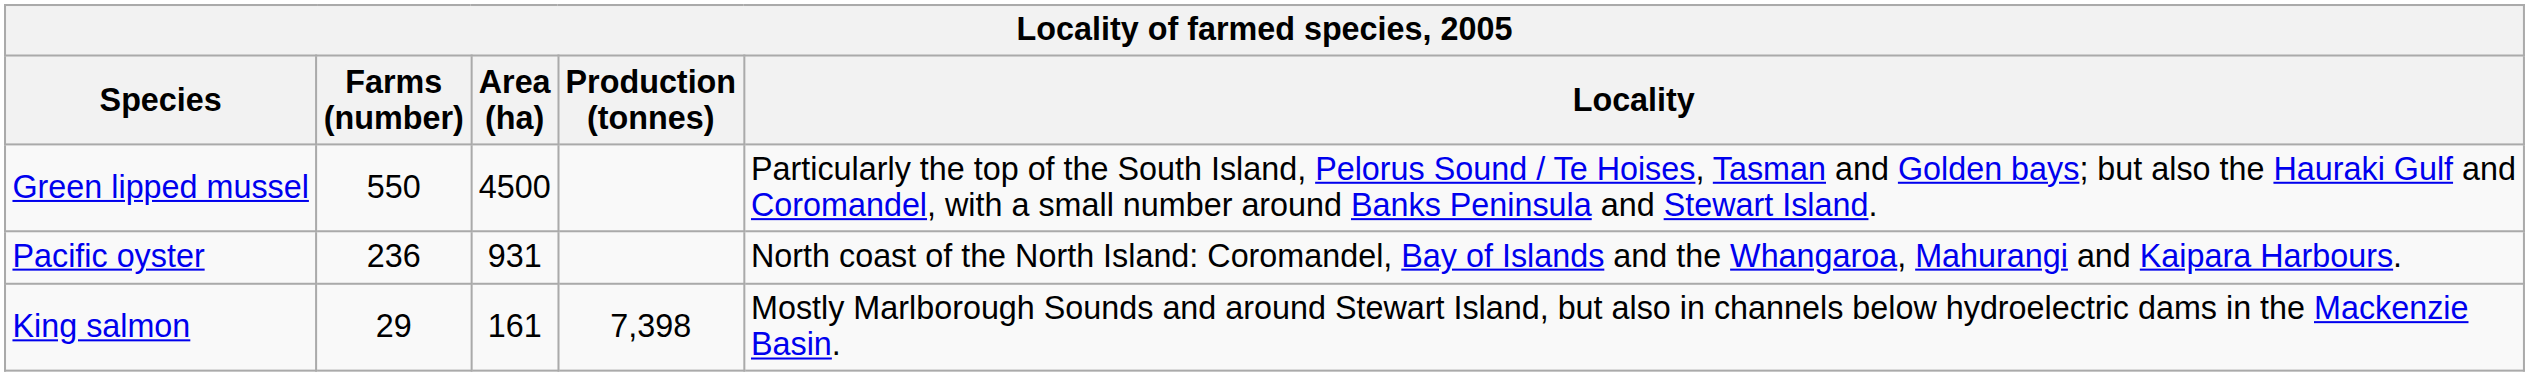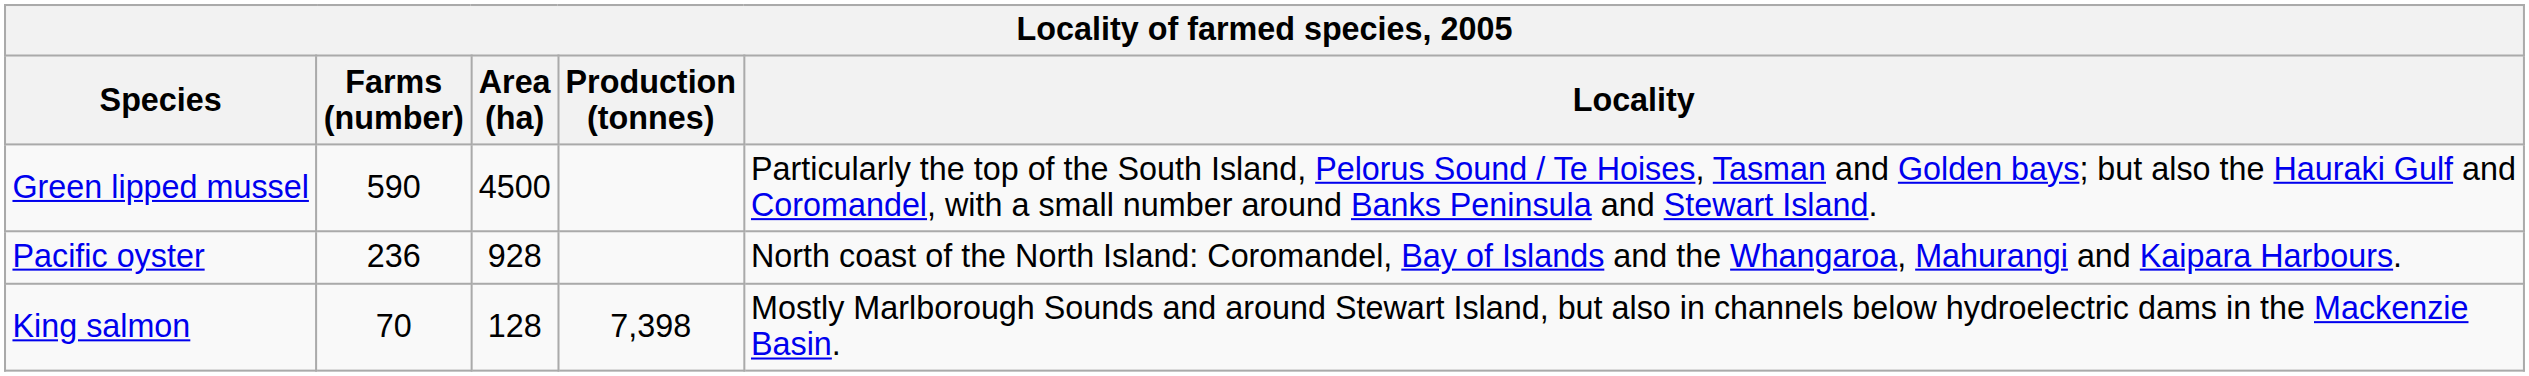(394, 187) 550 -> (394, 187) 590
(515, 256) 931 -> (515, 256) 928
(394, 326) 29 -> (394, 326) 70
(515, 326) 161 -> (515, 326) 128
